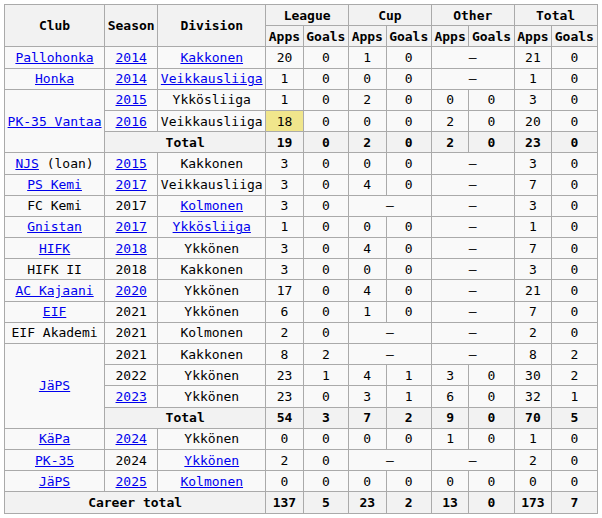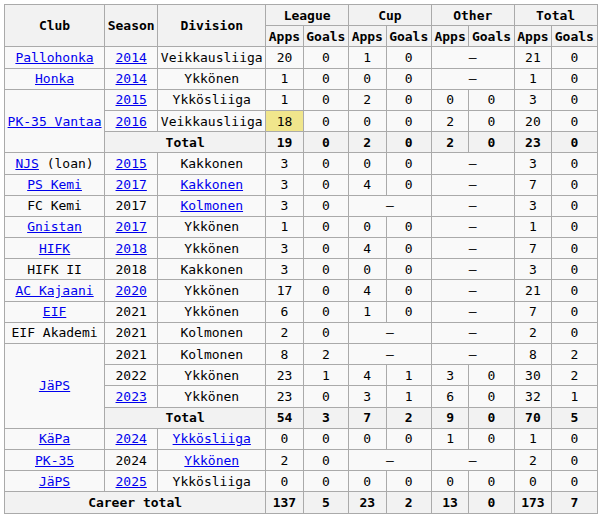(212, 57) Kakkonen -> (212, 57) Veikkausliiga
(212, 79) Veikkausliiga -> (212, 79) Ykkönen
(212, 185) Veikkausliiga -> (212, 185) Kakkonen
(212, 227) Ykkösliiga -> (212, 227) Ykkönen
(212, 354) Kakkonen -> (212, 354) Kolmonen
(212, 439) Ykkönen -> (212, 439) Ykkösliiga
(212, 481) Kolmonen -> (212, 481) Ykkösliiga
